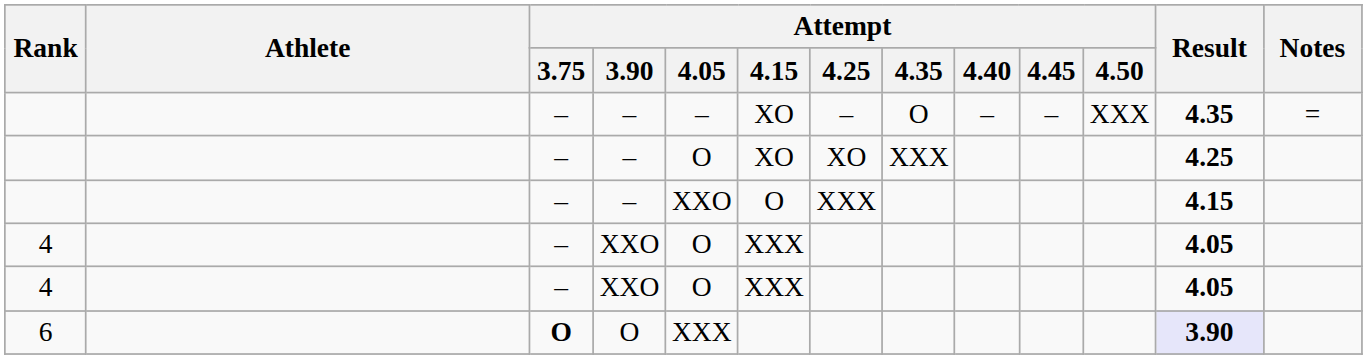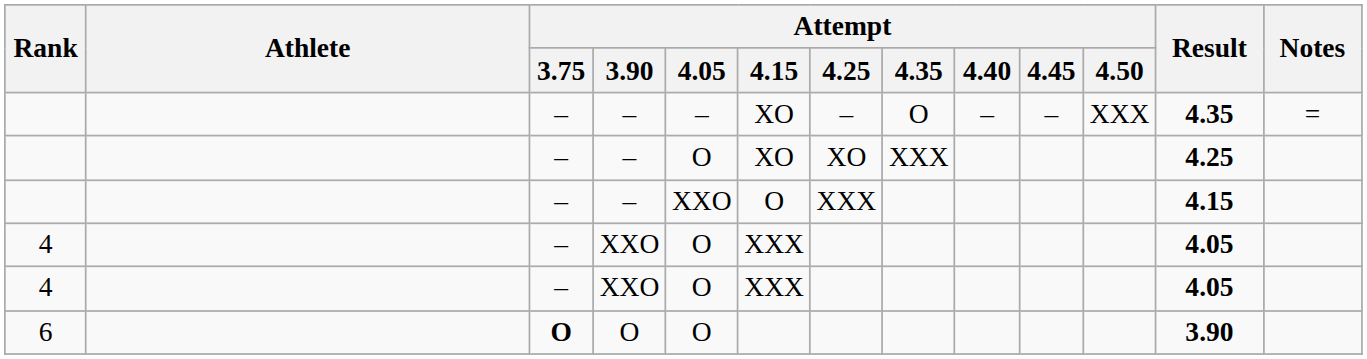(702, 331) XXX -> (702, 331) O
(1209, 331) lavender background -> (1209, 331) no background
